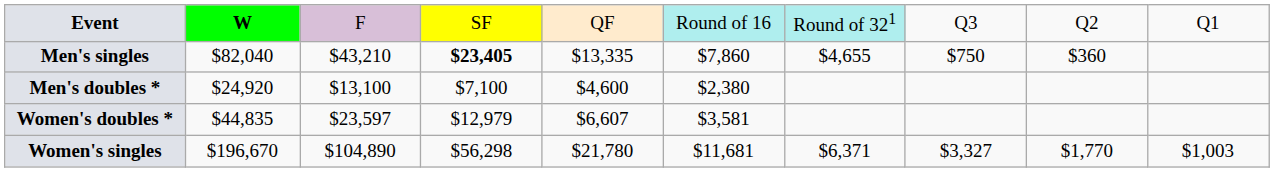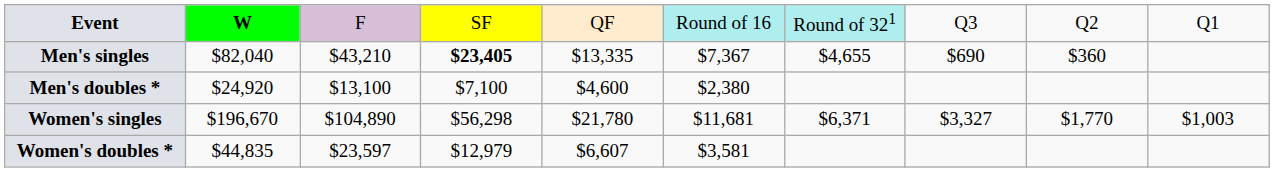(724, 56) $7,860 -> (724, 56) $7,367
(966, 56) $750 -> (966, 56) $690
rows swapped: (95, 150) <-> (95, 119)
